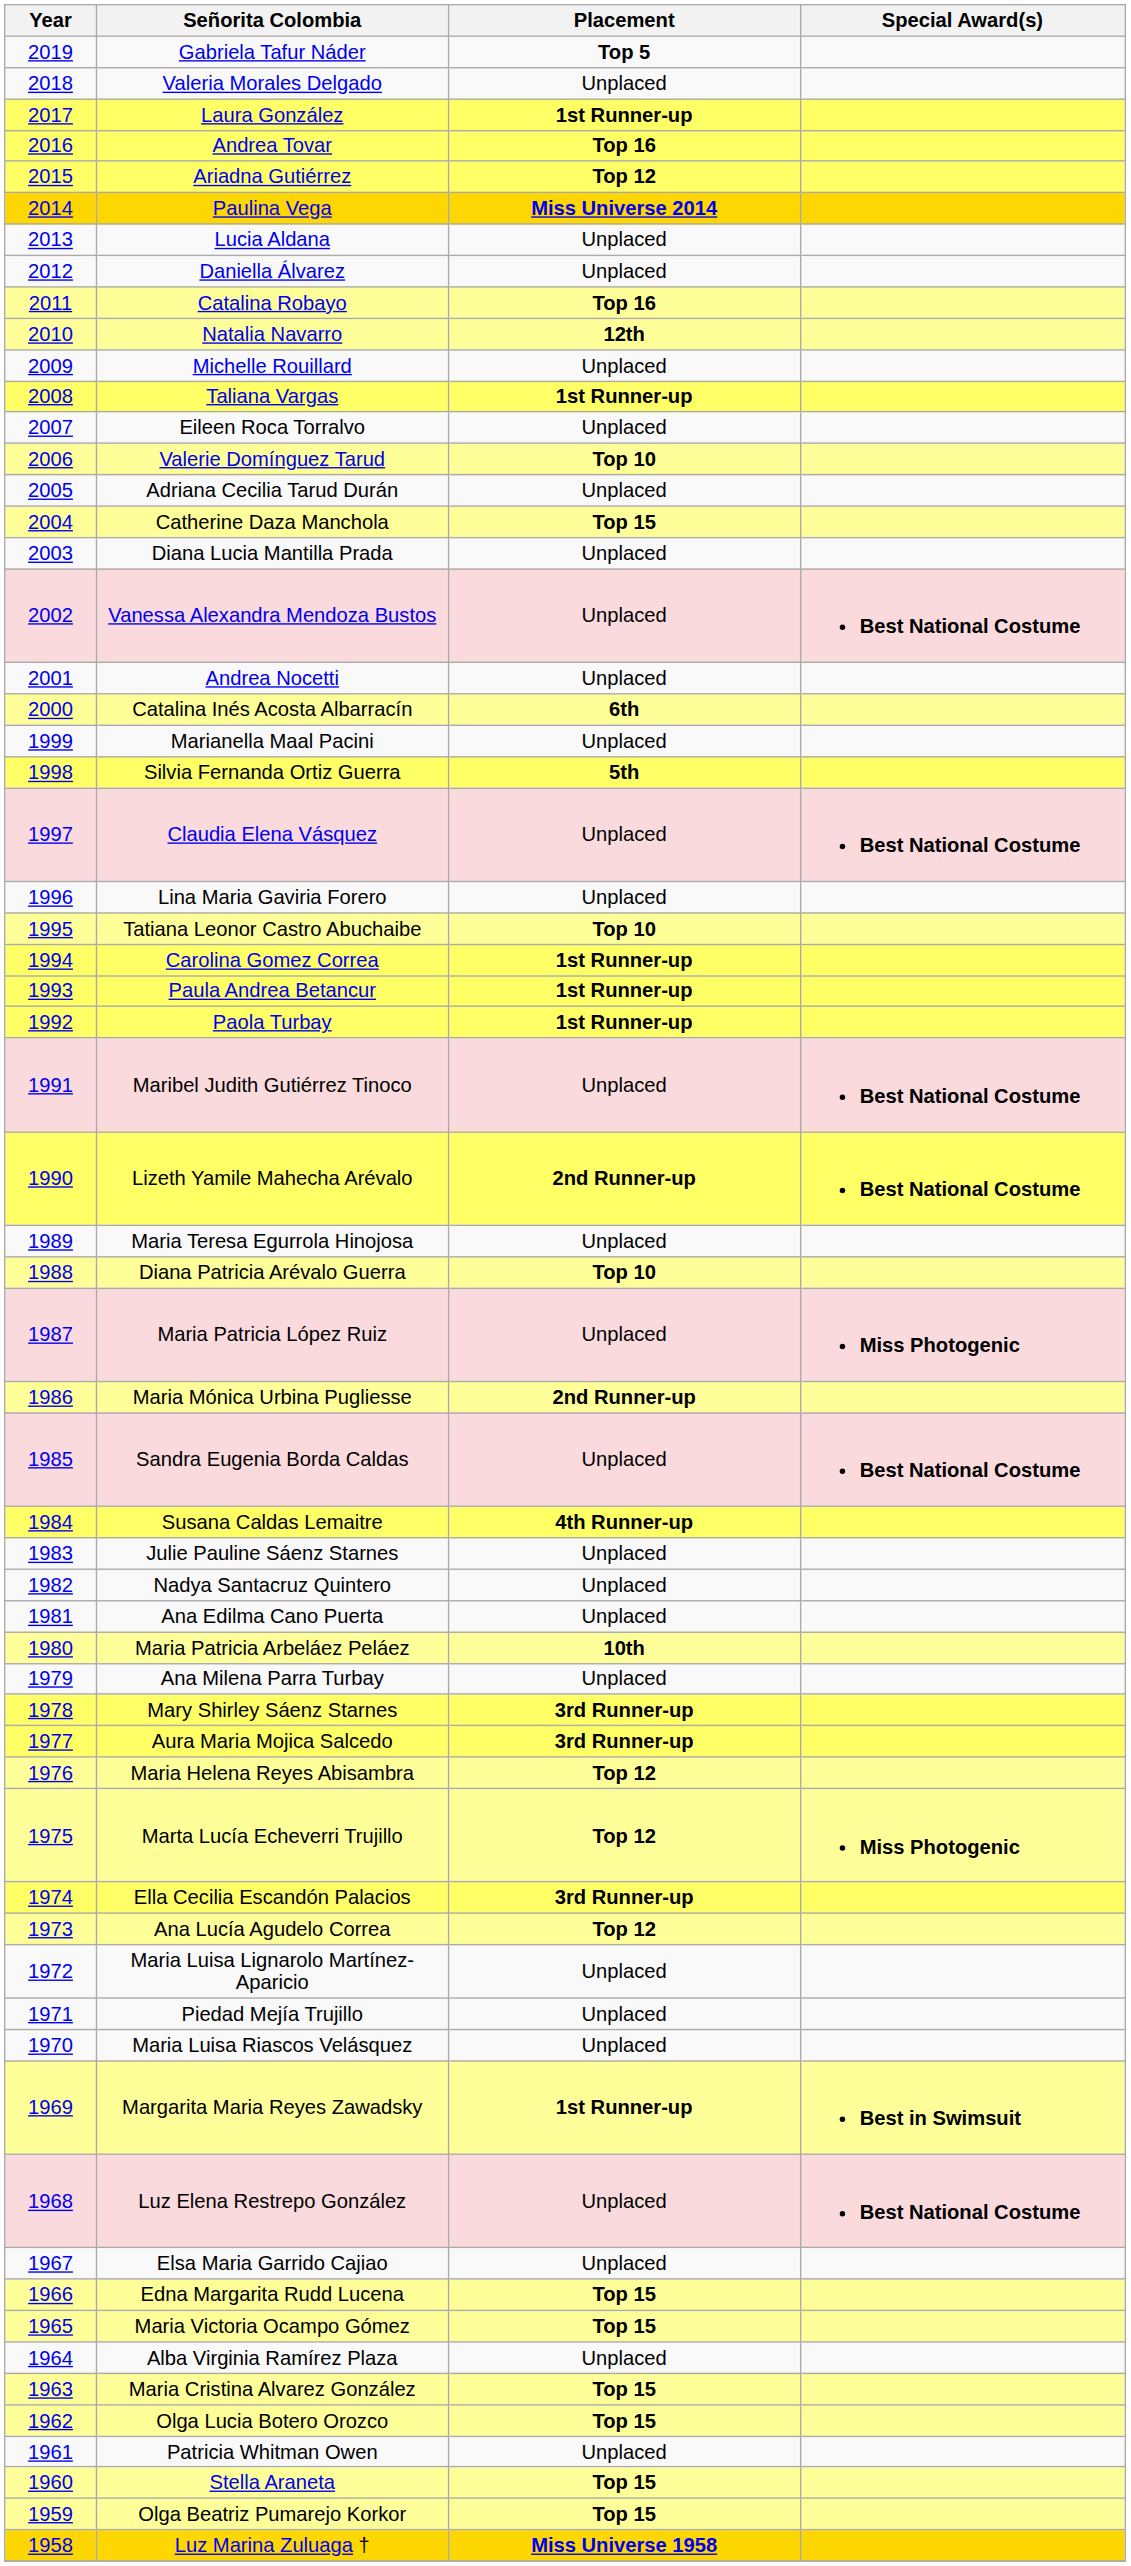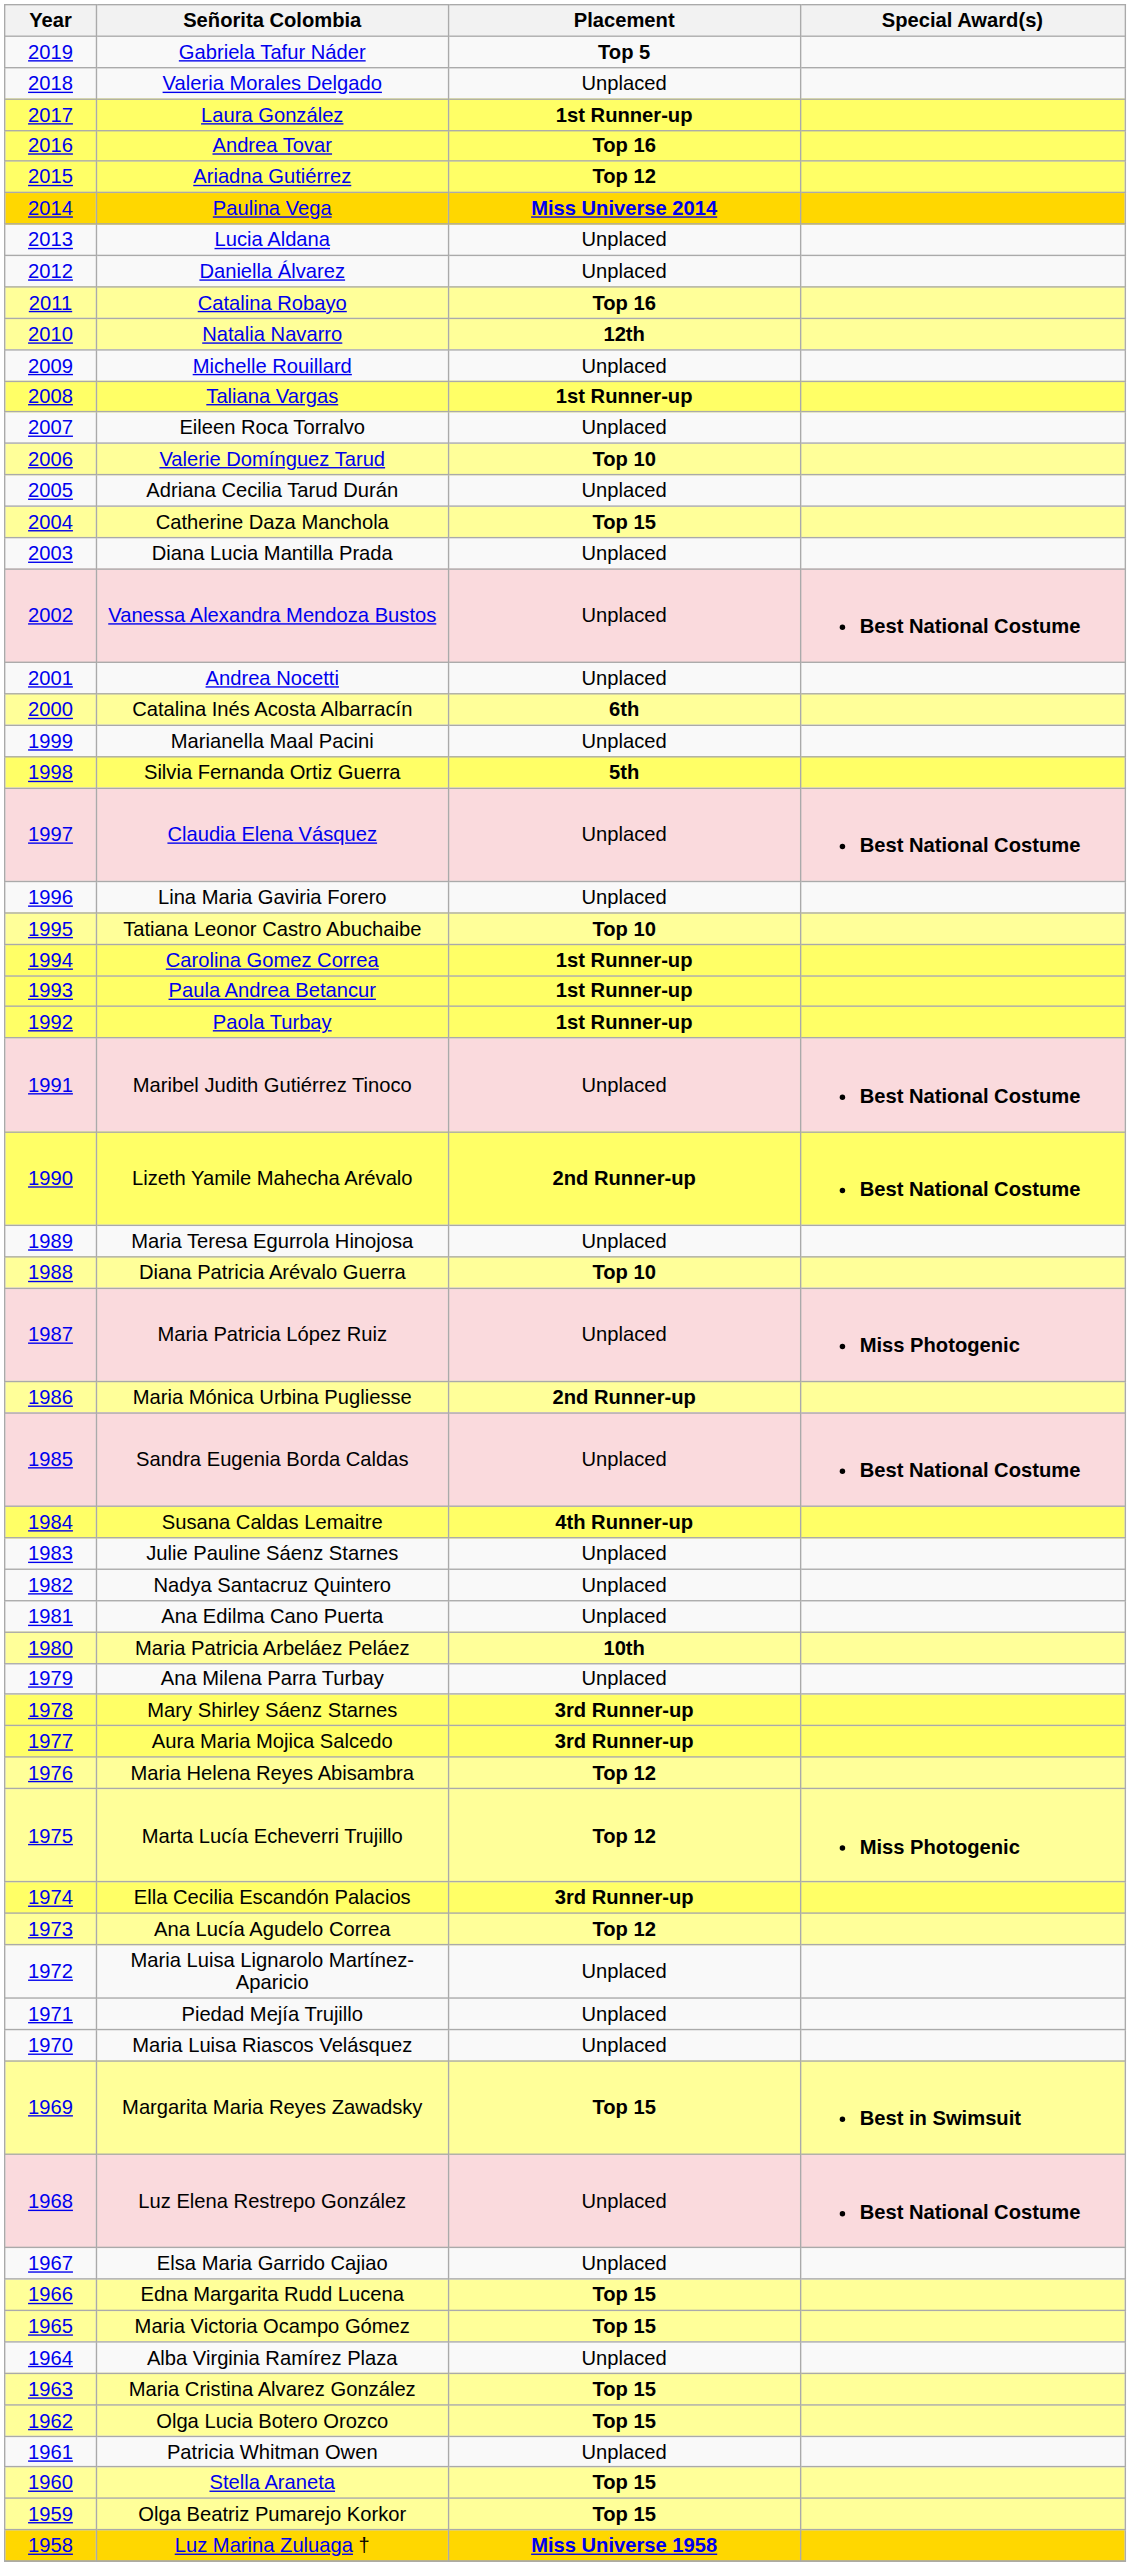(624, 2107) 1st Runner-up -> (624, 2107) Top 15
